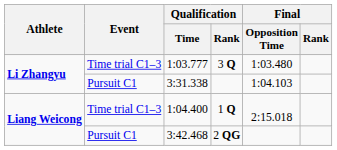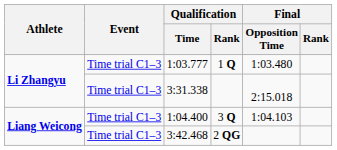(227, 64) 3 Q -> (227, 64) 1 Q
(112, 84) Pursuit C1 -> (124, 91) Time trial C1–3
(272, 84) 1:04.103 -> (272, 97) 2:15.018
(227, 110) 1 Q -> (227, 117) 3 Q
(272, 117) 2:15.018 -> (272, 117) 1:04.103
(112, 136) Pursuit C1 -> (124, 136) Time trial C1–3
